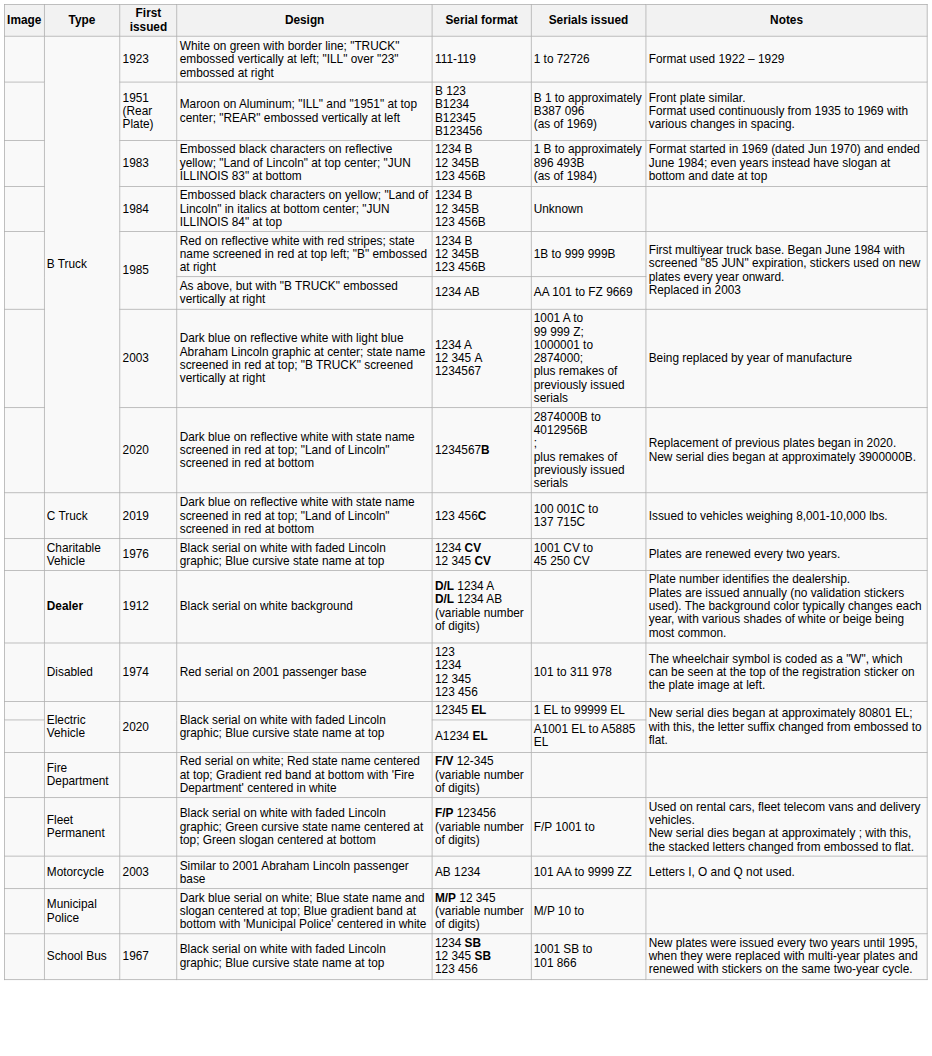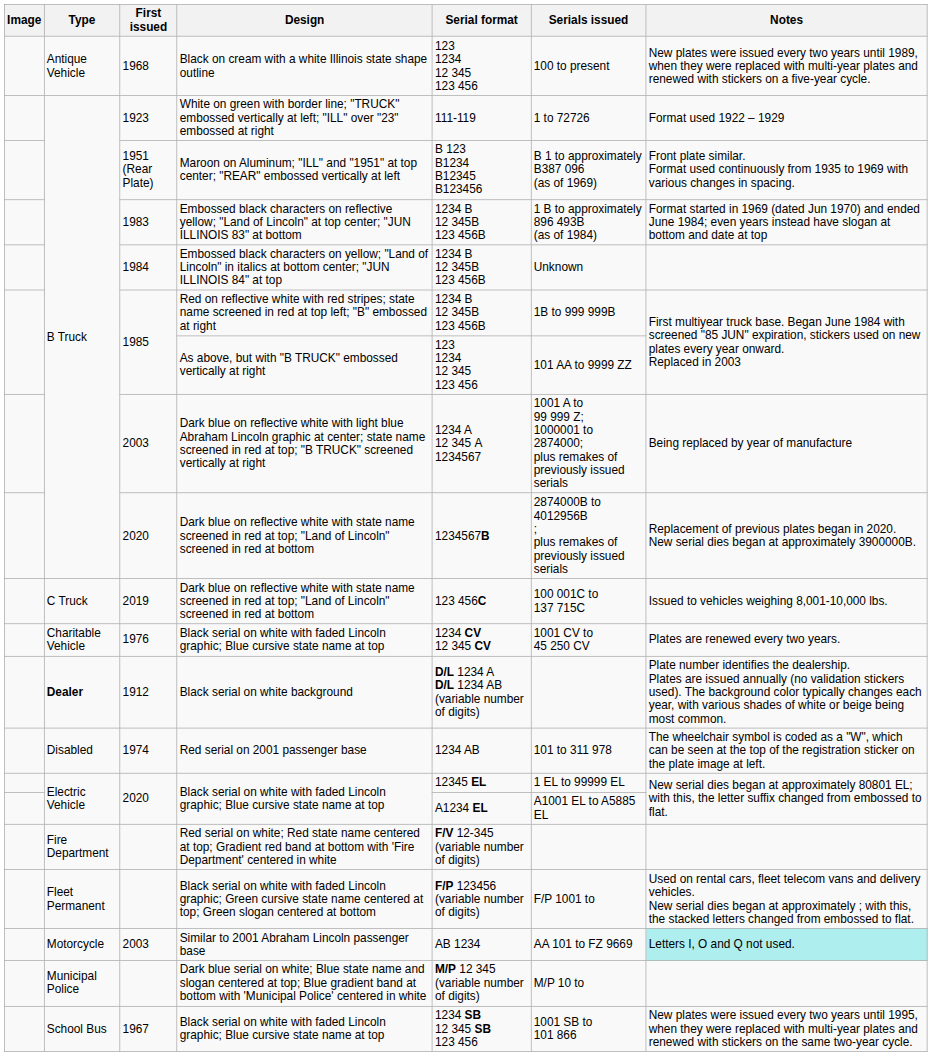+ row: (136, 65)
(457, 293) 1234 AB -> (456, 365) 123 1234 12 345 123 456
(583, 293) AA 101 to FZ 9669 -> (583, 365) 101 AA to 9999 ZZ
(456, 672) 123 1234 12 345 123 456 -> (457, 750) 1234 AB
(583, 872) 101 AA to 9999 ZZ -> (583, 944) AA 101 to FZ 9669
(722, 872) no background -> (722, 944) paleturquoise background
